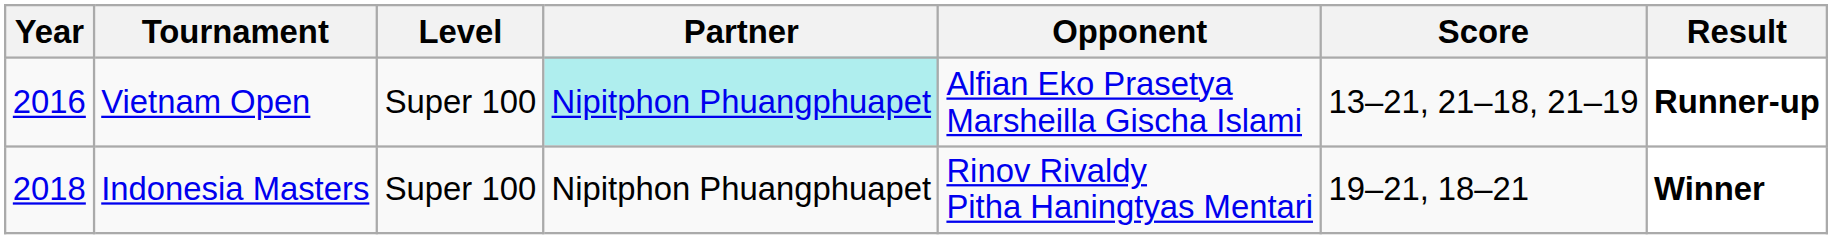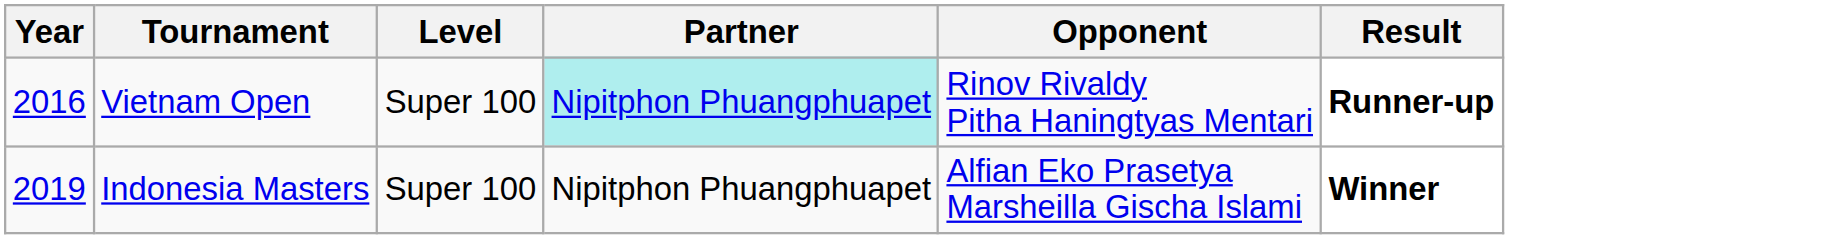- column: (1483, 31)
(1124, 102) Alfian Eko Prasetya Marsheilla Gischa Islami -> (1130, 102) Rinov Rivaldy Pitha Haningtyas Mentari
(49, 190) 2018 -> (49, 190) 2019
(1130, 190) Rinov Rivaldy Pitha Haningtyas Mentari -> (1124, 190) Alfian Eko Prasetya Marsheilla Gischa Islami
